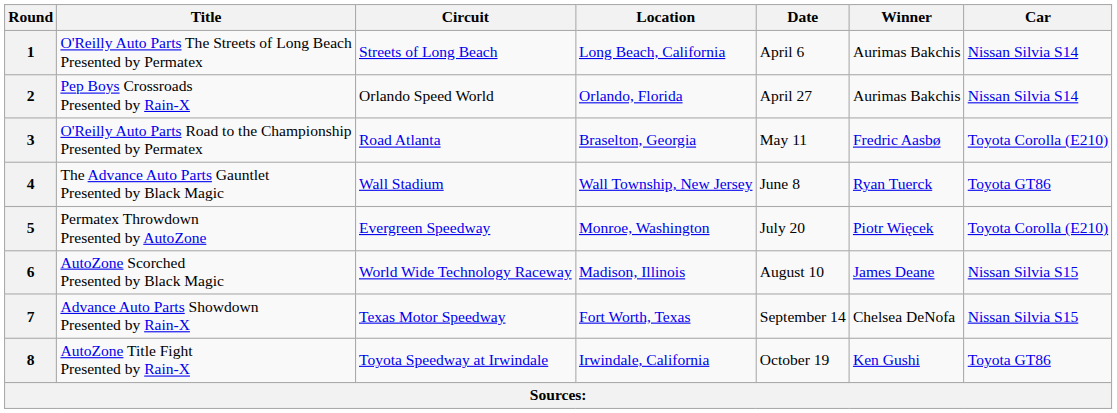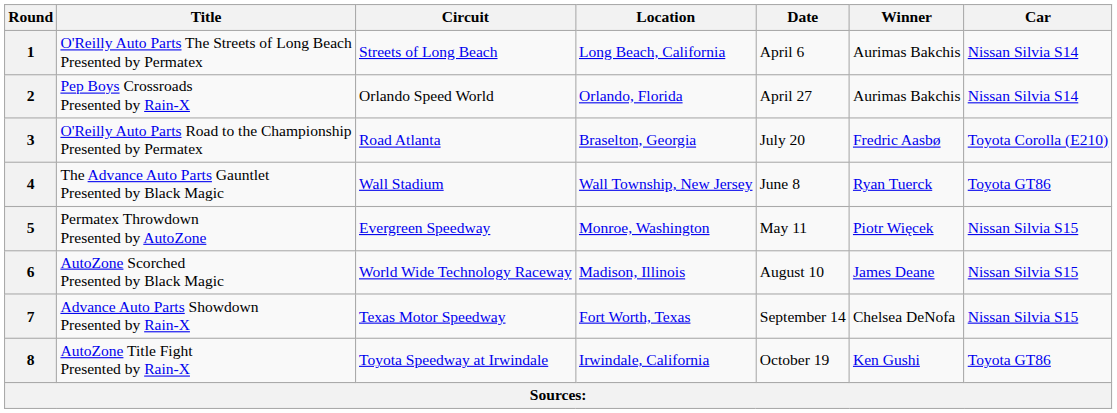(783, 140) May 11 -> (782, 140) July 20
(782, 228) July 20 -> (783, 228) May 11
(1038, 228) Toyota Corolla (E210) -> (1023, 228) Nissan Silvia S15
